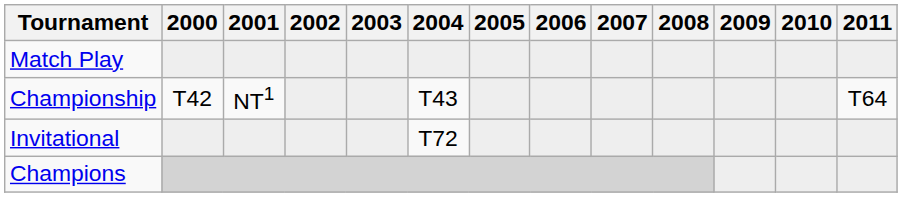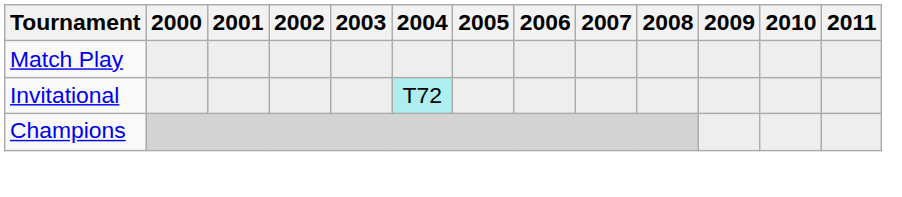- row: (83, 98)
(438, 137) no background -> (422, 95) paleturquoise background
